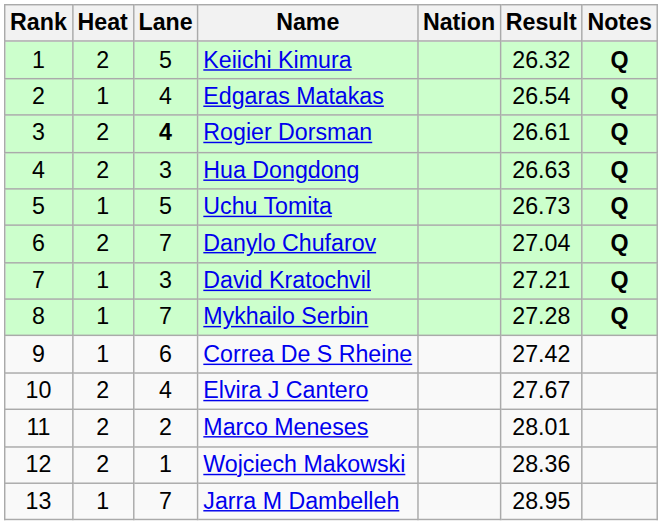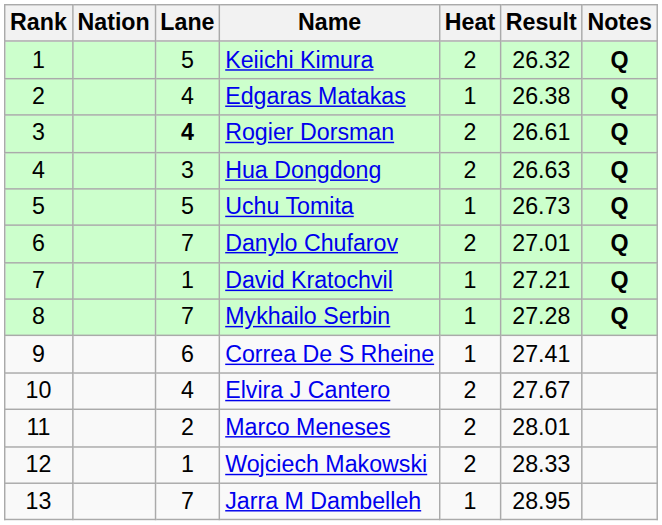columns swapped: (103, 22) <-> (459, 22)
(541, 96) 26.54 -> (541, 96) 26.38
(541, 243) 27.04 -> (541, 243) 27.01
(166, 280) 3 -> (187, 280) 1
(541, 354) 27.42 -> (541, 354) 27.41
(541, 464) 28.36 -> (541, 464) 28.33
